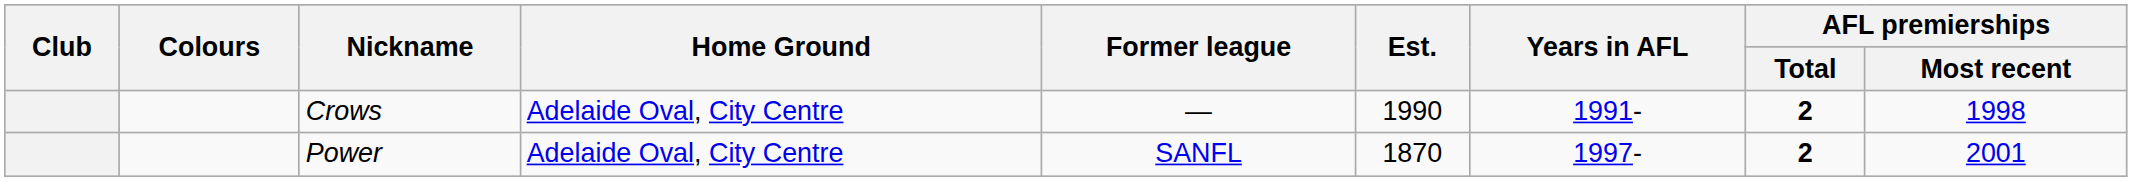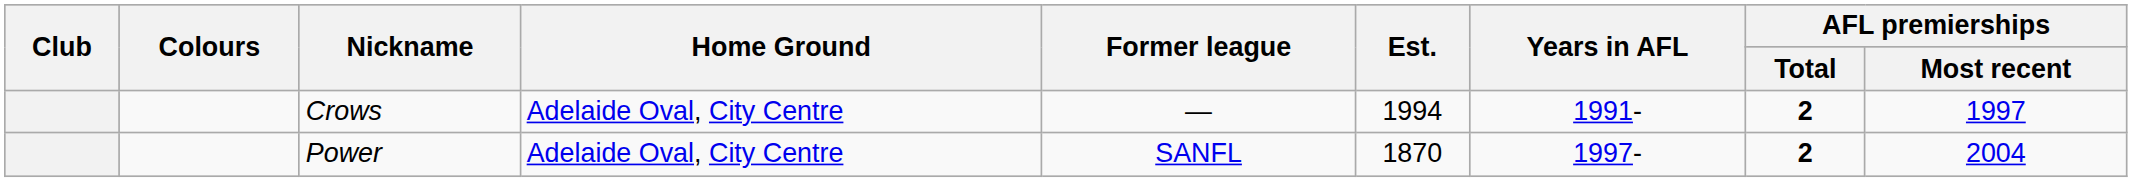(1412, 111) 1990 -> (1412, 111) 1994
(1996, 111) 1998 -> (1996, 111) 1997
(1996, 153) 2001 -> (1996, 153) 2004
